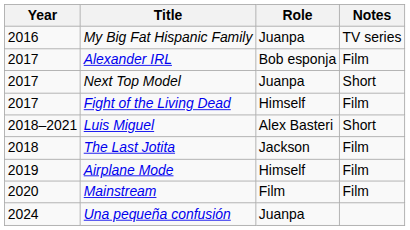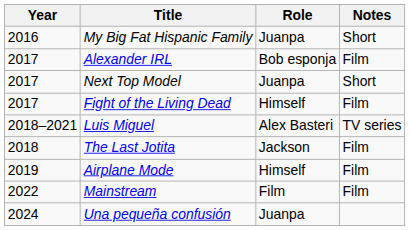(372, 37) TV series -> (359, 37) Short
(359, 125) Short -> (372, 125) TV series
(23, 192) 2020 -> (23, 192) 2022
